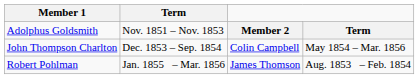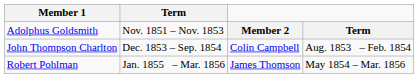(355, 47) May 1854 – Mar. 1856 -> (358, 47) Aug. 1853 – Feb. 1854
(358, 64) Aug. 1853 – Feb. 1854 -> (355, 64) May 1854 – Mar. 1856
